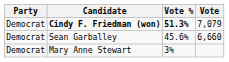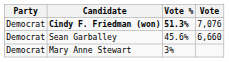(209, 24) 7,079 -> (209, 24) 7,076
